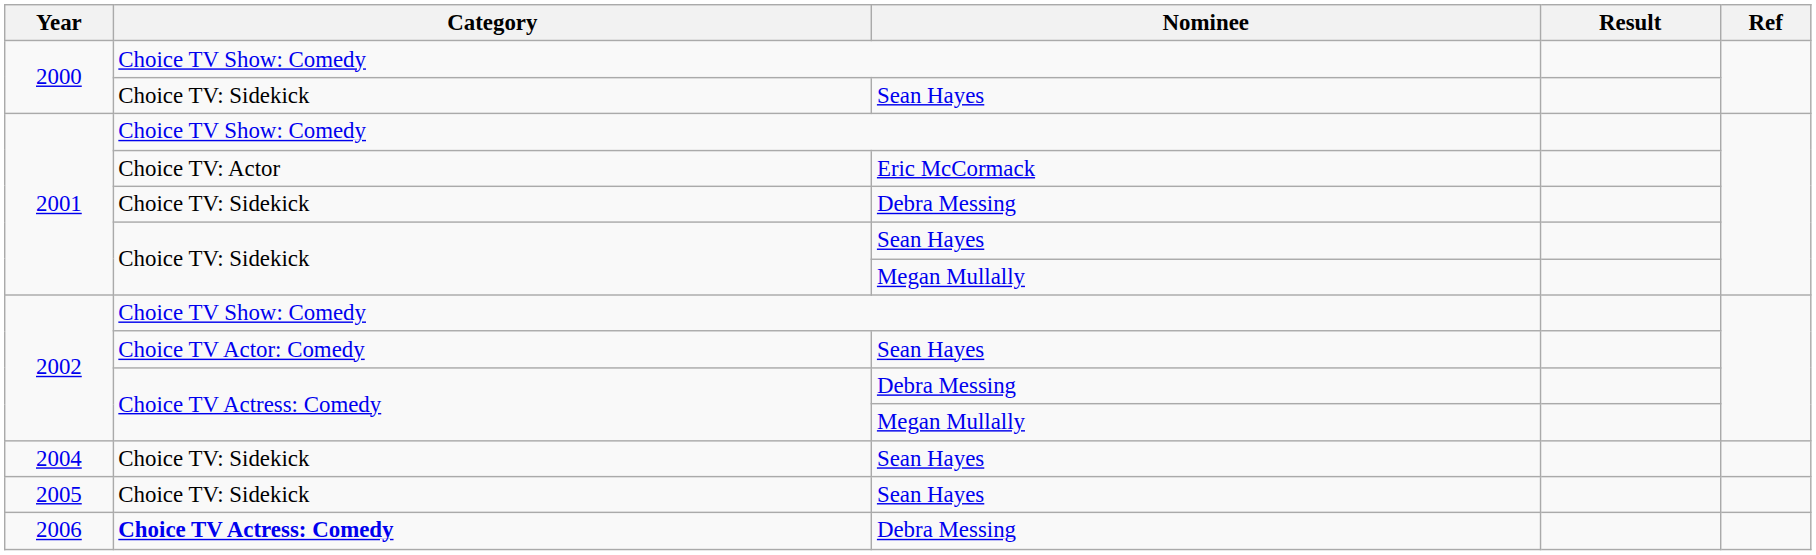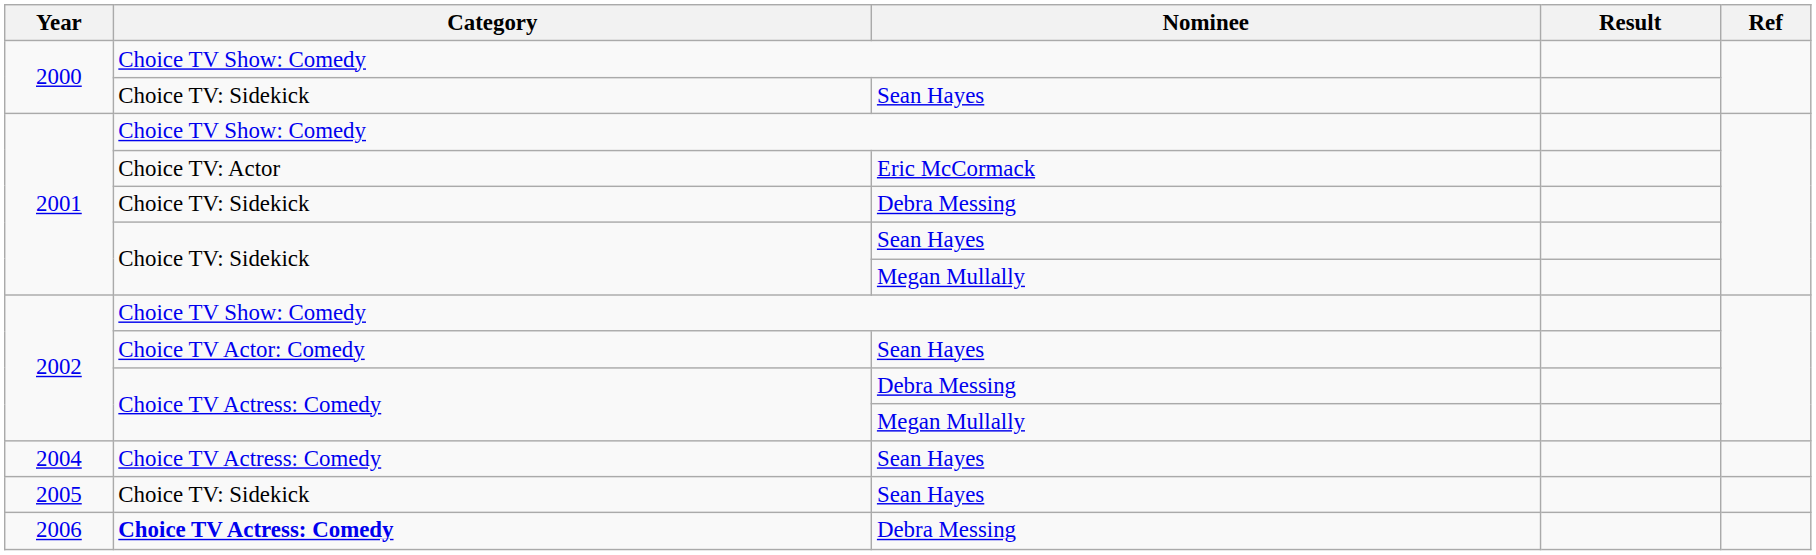(214, 458) Choice TV: Sidekick -> (250, 458) Choice TV Actress: Comedy
